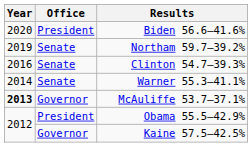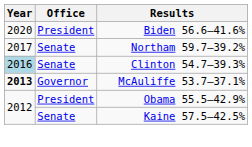(20, 47) 2019 -> (20, 47) 2017
(20, 64) no background -> (20, 64) lightblue background
- row: (191, 82)
(63, 133) Governor -> (56, 116) Senate
